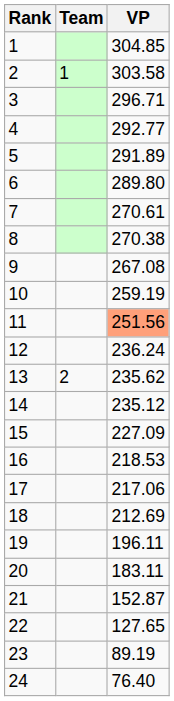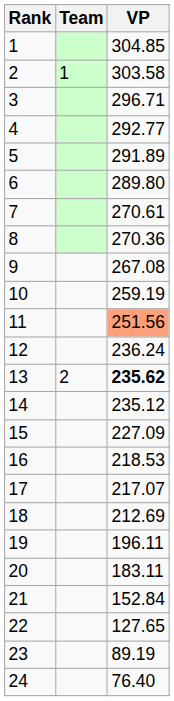(138, 239) 270.38 -> (138, 239) 270.36
(138, 377) normal -> (138, 377) bold
(138, 488) 217.06 -> (138, 488) 217.07
(138, 599) 152.87 -> (138, 599) 152.84
